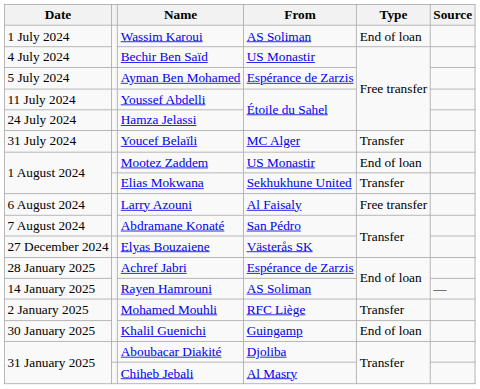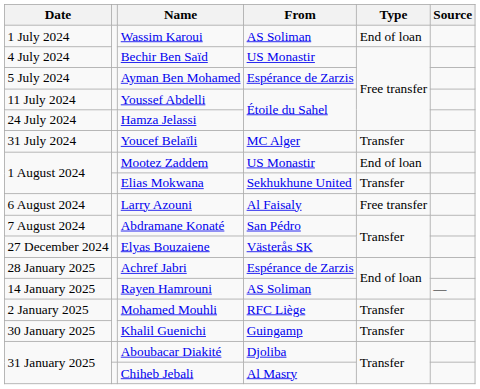(391, 330) End of loan -> (382, 330) Transfer
